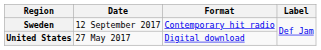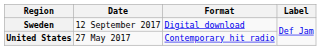(220, 25) Contemporary hit radio -> (205, 25) Digital download
(205, 38) Digital download -> (220, 38) Contemporary hit radio
